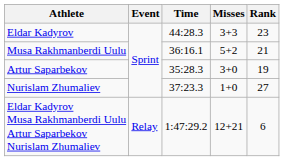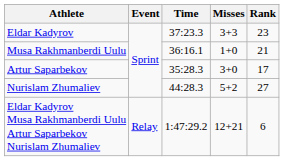(186, 32) 44:28.3 -> (186, 32) 37:23.3
(229, 51) 5+2 -> (229, 51) 1+0
(263, 69) 19 -> (263, 69) 17
(186, 88) 37:23.3 -> (186, 88) 44:28.3
(229, 88) 1+0 -> (229, 88) 5+2
